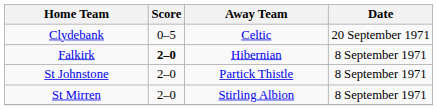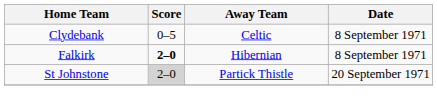(381, 34) 20 September 1971 -> (381, 34) 8 September 1971
(166, 74) no background -> (166, 74) lightgrey background
(381, 74) 8 September 1971 -> (381, 74) 20 September 1971
- row: (76, 94)
